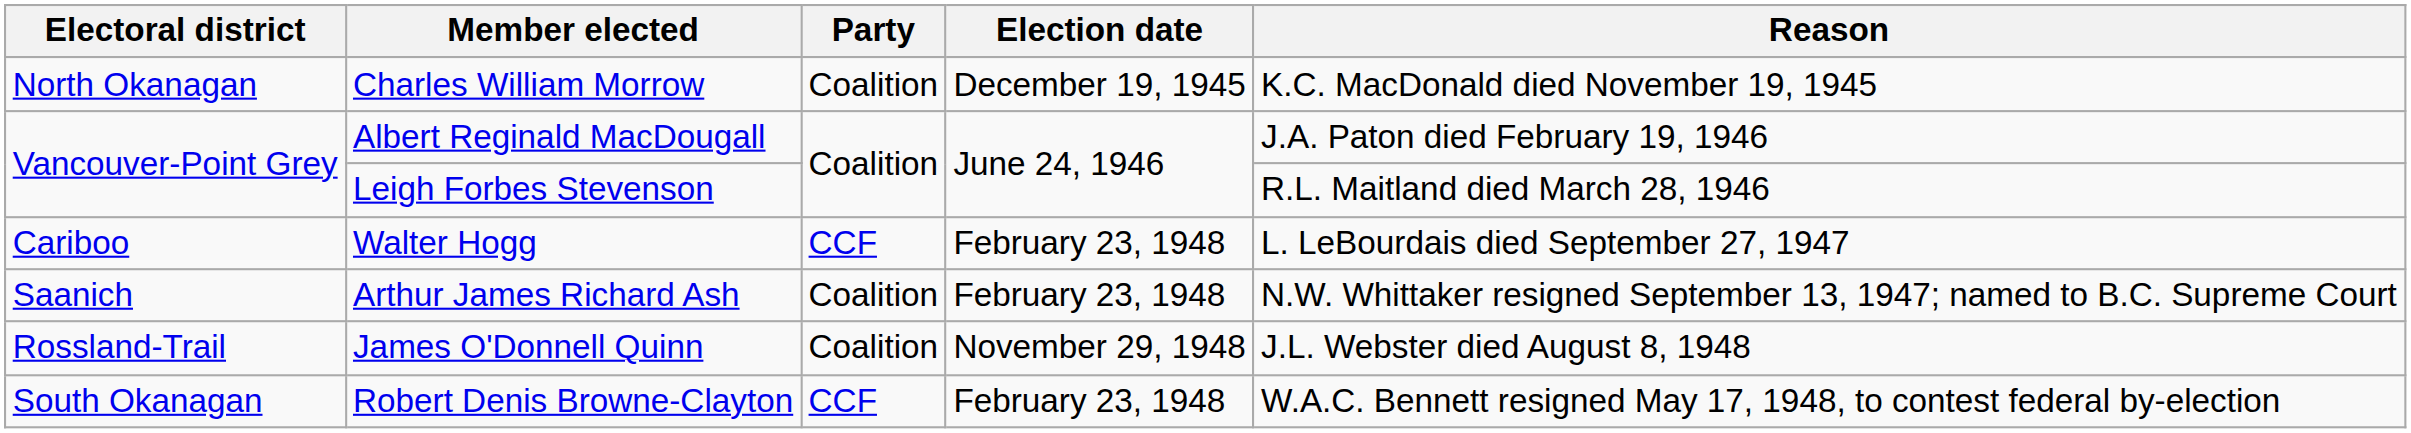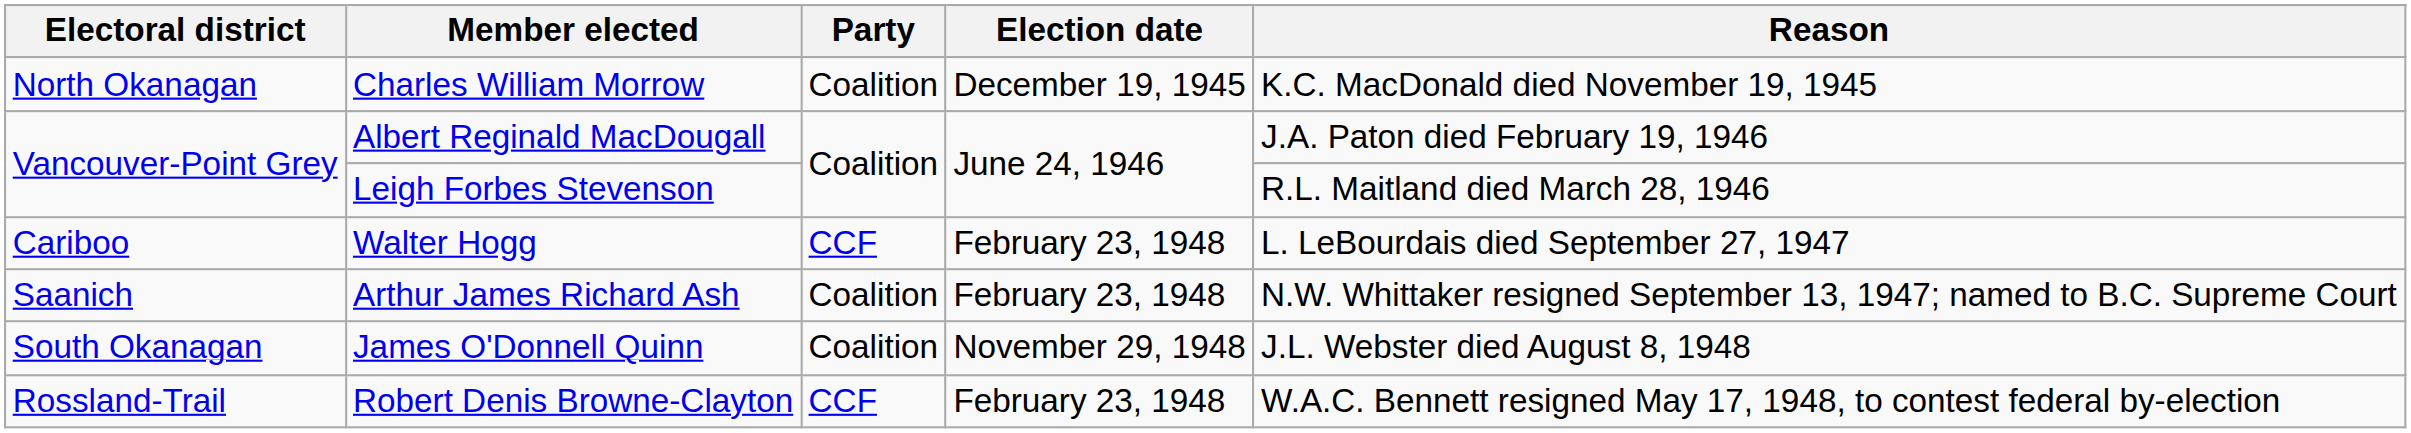(119, 347) Rossland-Trail -> (138, 347) South Okanagan
(138, 400) South Okanagan -> (119, 400) Rossland-Trail
